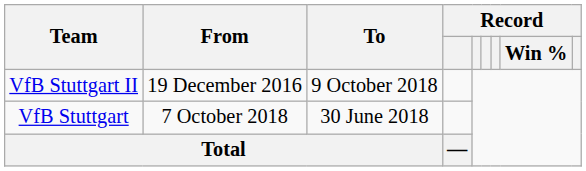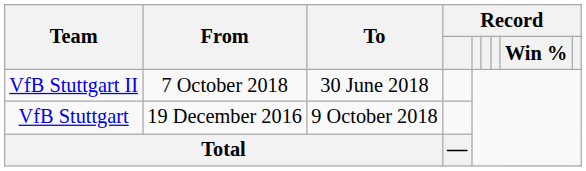(225, 85) 19 December 2016 -> (225, 85) 7 October 2018
(375, 85) 9 October 2018 -> (375, 85) 30 June 2018
(225, 117) 7 October 2018 -> (225, 117) 19 December 2016
(375, 117) 30 June 2018 -> (375, 117) 9 October 2018
